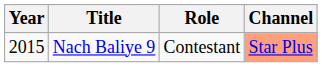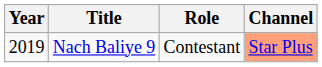(27, 47) 2015 -> (27, 47) 2019
